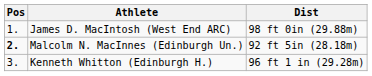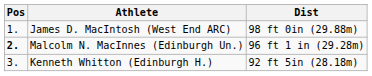(303, 46) 92 ft 5in (28.18m) -> (306, 46) 96 ft 1 in (29.28m)
(306, 62) 96 ft 1 in (29.28m) -> (303, 62) 92 ft 5in (28.18m)
